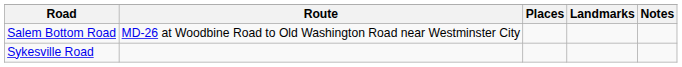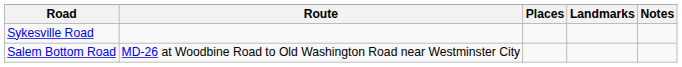rows swapped: (50, 52) <-> (62, 33)
